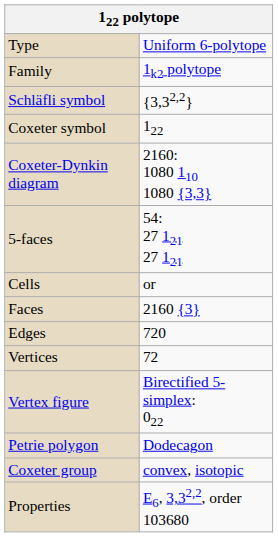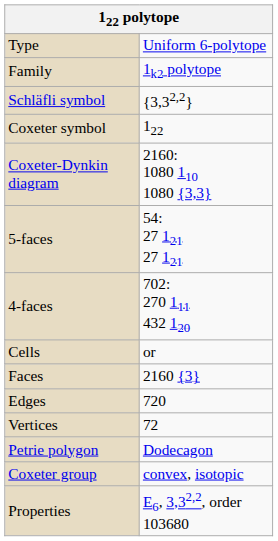+ row: (30, 306)
- row: (49, 401)
